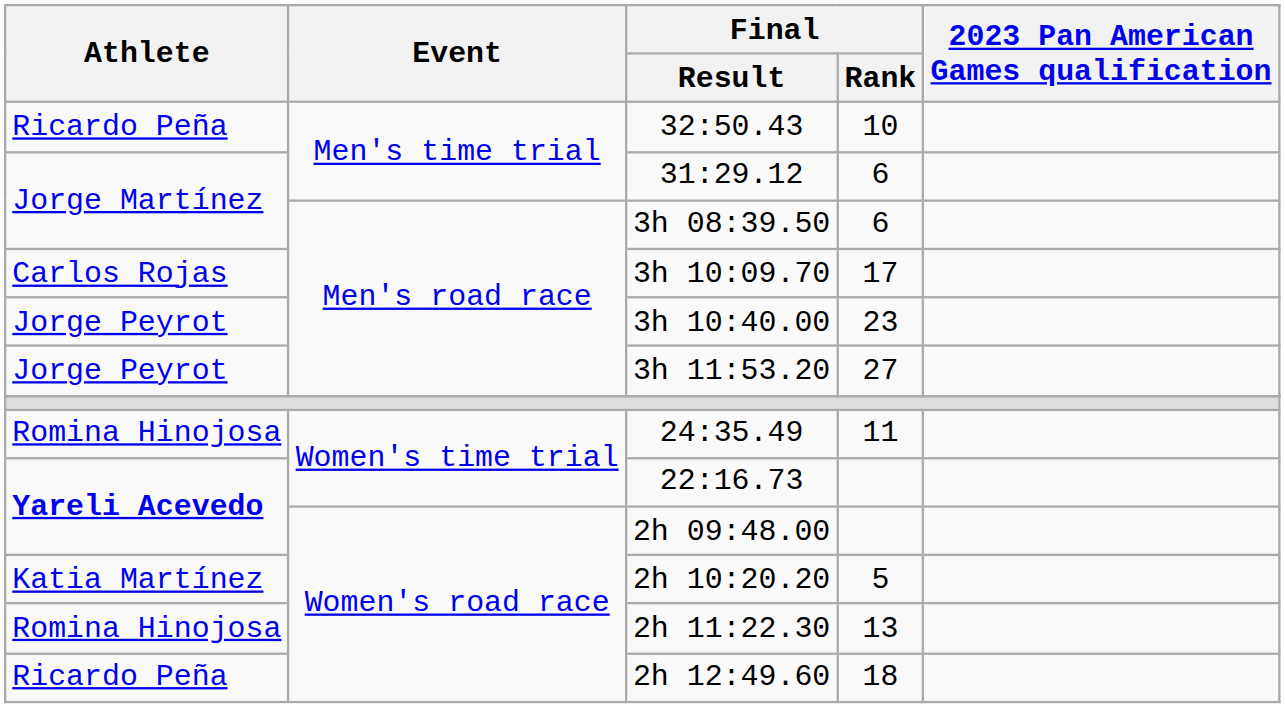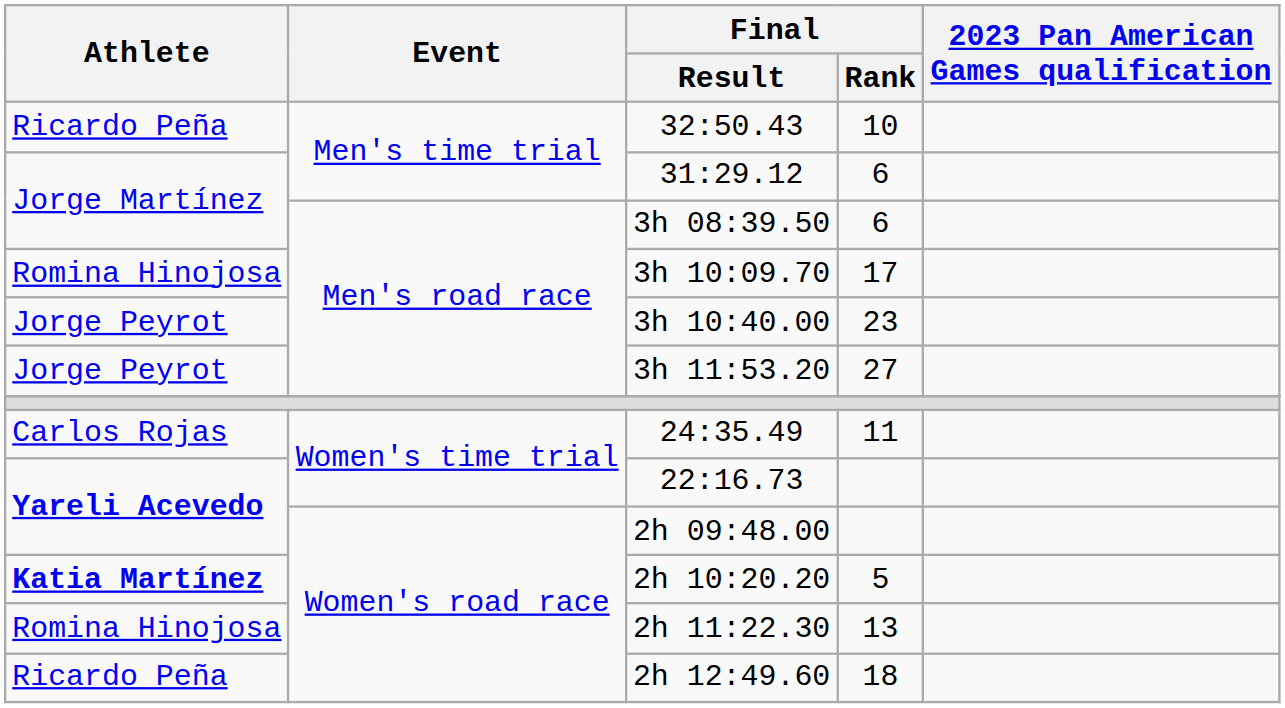(120, 273) Carlos Rojas -> (147, 273) Romina Hinojosa
(147, 434) Romina Hinojosa -> (120, 434) Carlos Rojas
(138, 580) normal -> (138, 580) bold
